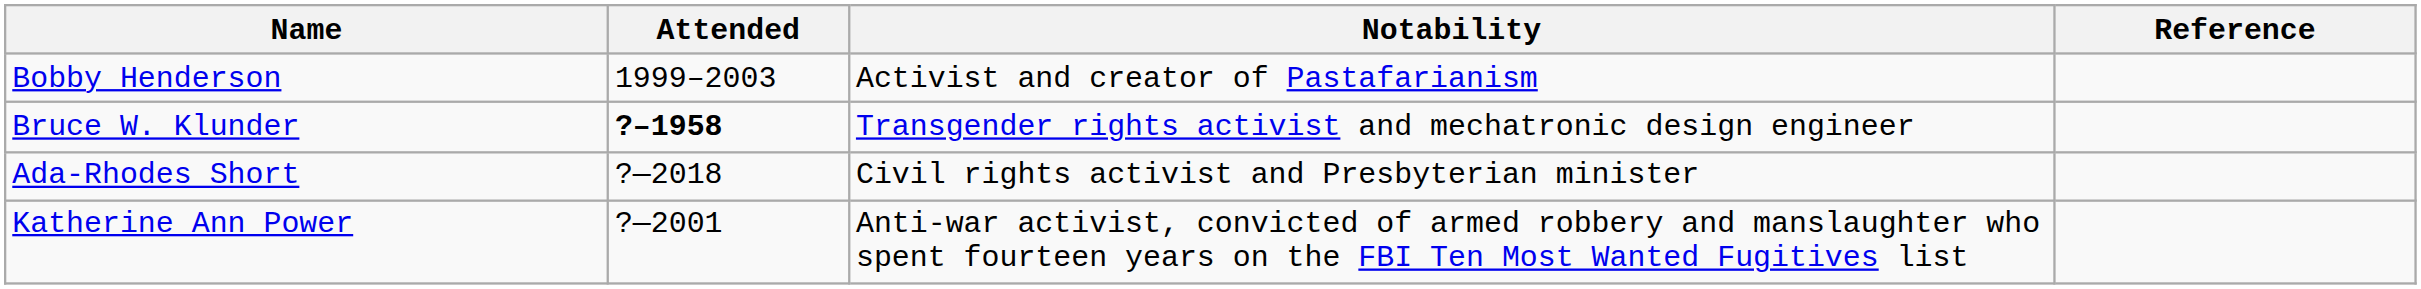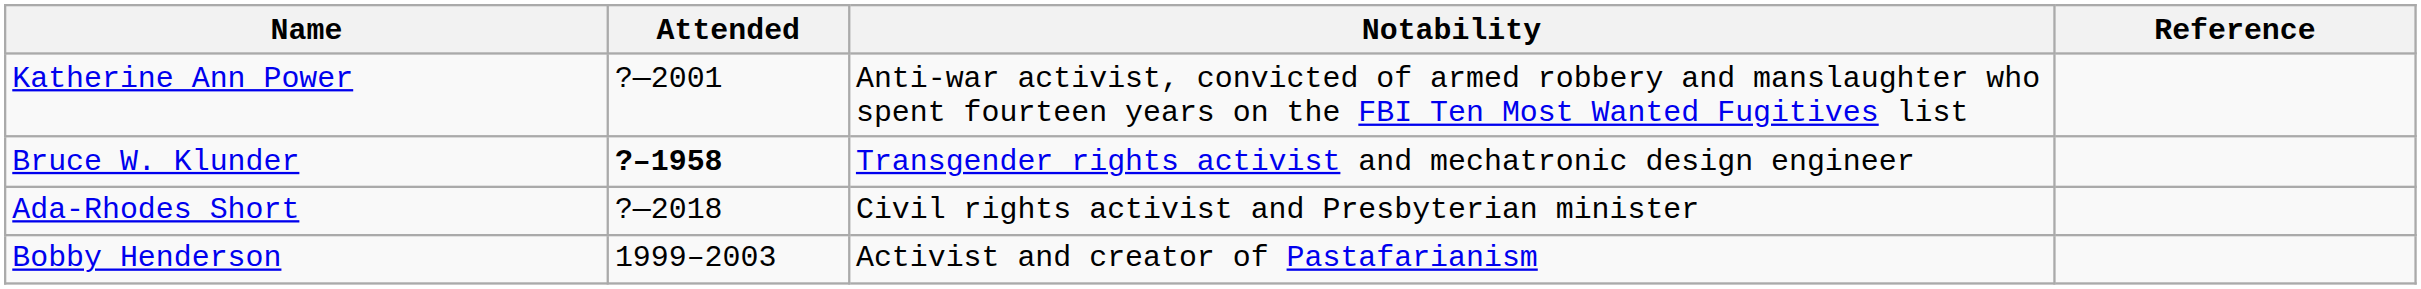rows swapped: (147, 78) <-> (183, 224)
